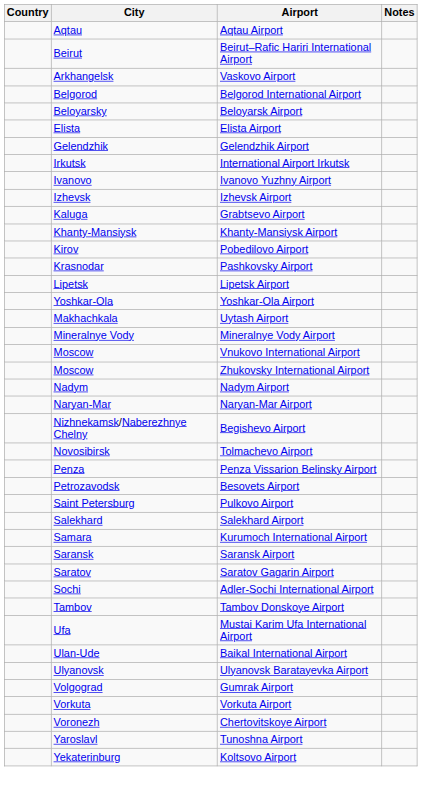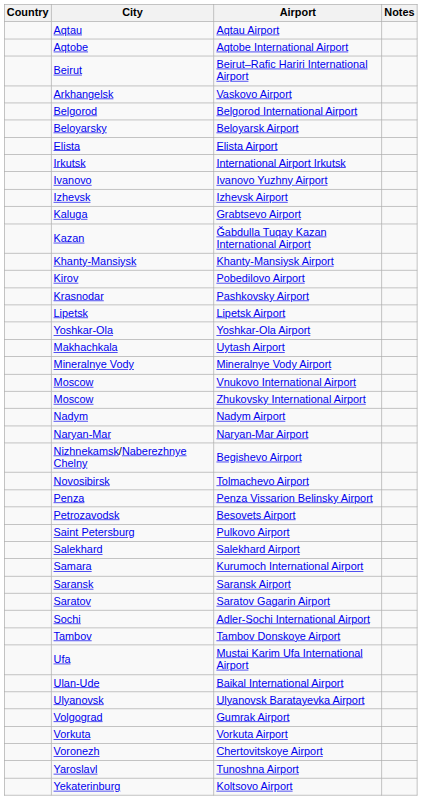+ row: (282, 47)
- row: (264, 146)
+ row: (271, 238)
